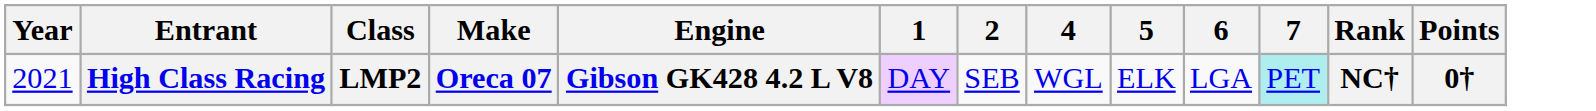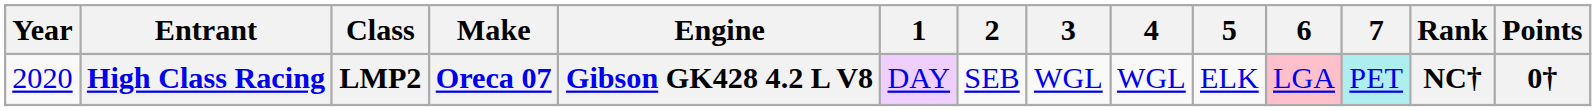+ column: (1068, 28)
(42, 78) 2021 -> (42, 78) 2020
(1221, 78) no background -> (1304, 78) pink background
